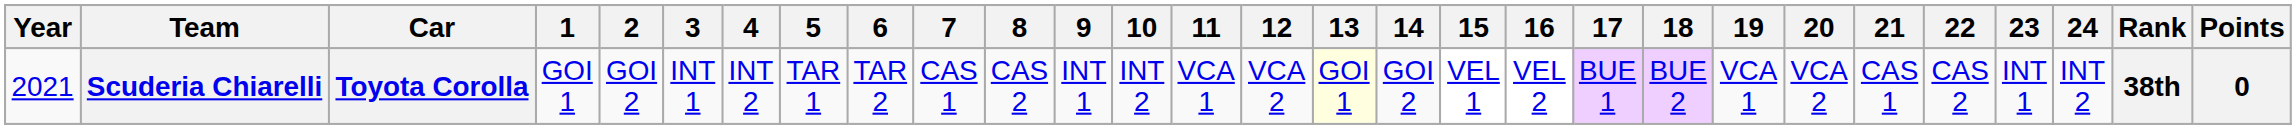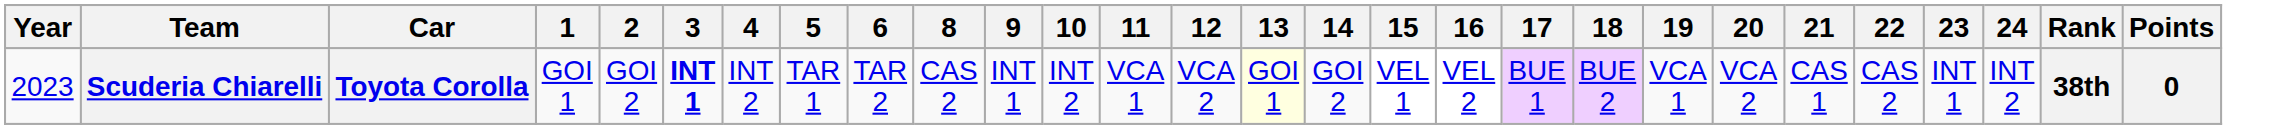- column: (949, 27)
(43, 86) 2021 -> (43, 86) 2023
(693, 86) normal -> (693, 86) bold
